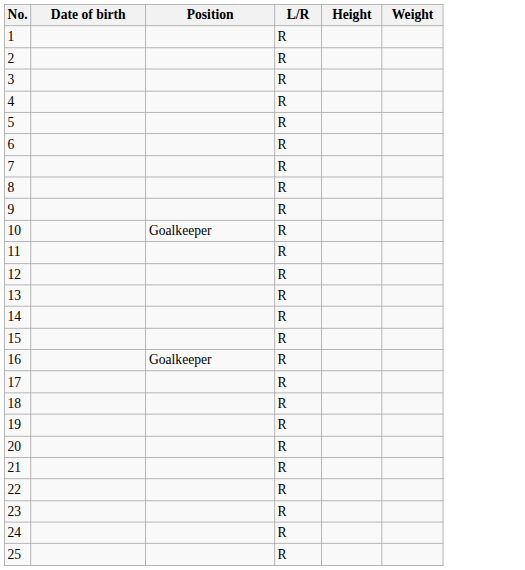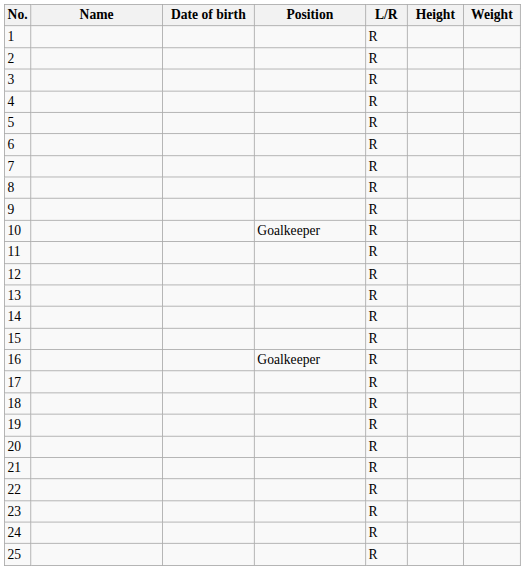+ column: (97, 15)
